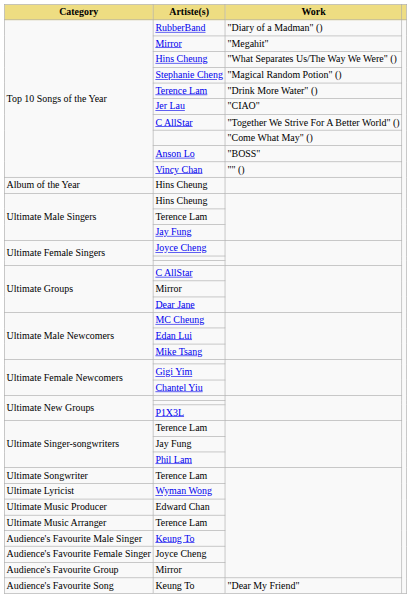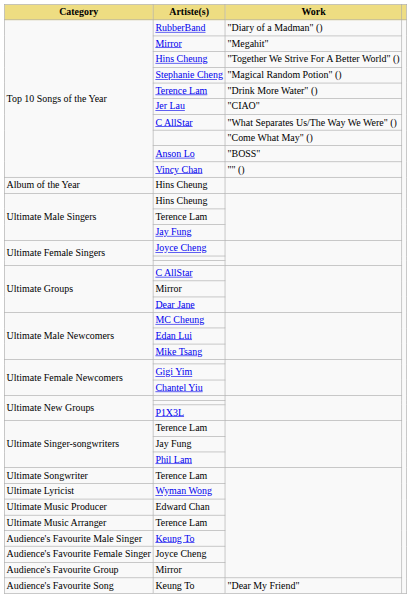(312, 59) "What Separates Us/The Way We Were" () -> (314, 59) "Together We Strive For A Better World" ()
(314, 122) "Together We Strive For A Better World" () -> (312, 122) "What Separates Us/The Way We Were" ()
